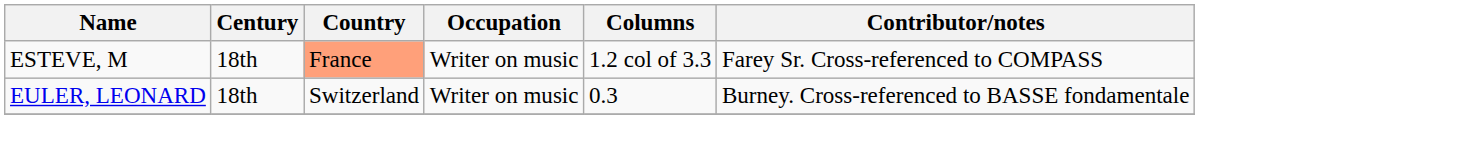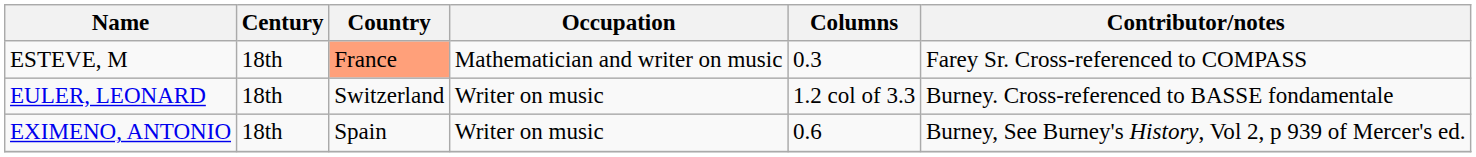(504, 59) Writer on music -> (619, 59) Mathematician and writer on music
(650, 59) 1.2 col of 3.3 -> (807, 59) 0.3
(603, 95) 0.3 -> (854, 95) 1.2 col of 3.3
+ row: (121, 132)
